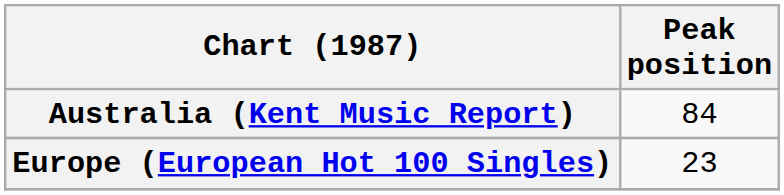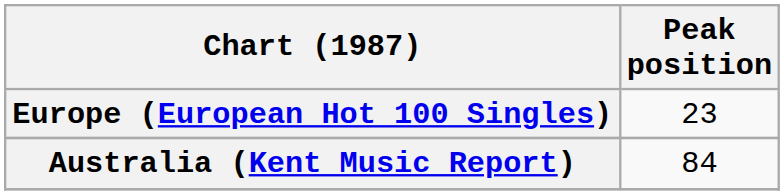rows swapped: (312, 114) <-> (312, 164)
